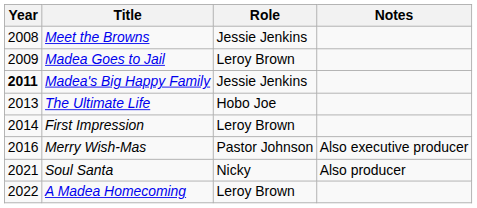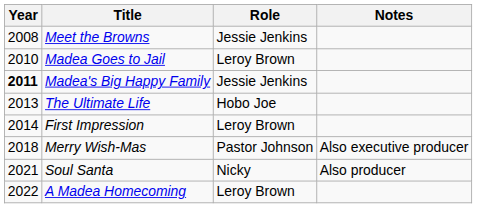(23, 59) 2009 -> (23, 59) 2010
(23, 147) 2016 -> (23, 147) 2018
